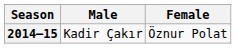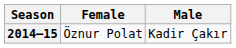columns swapped: (188, 14) <-> (103, 14)
